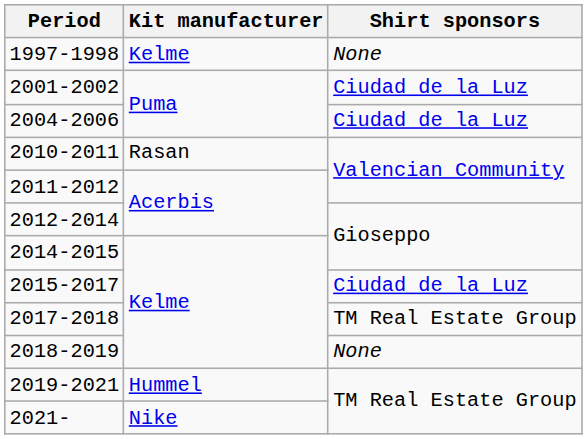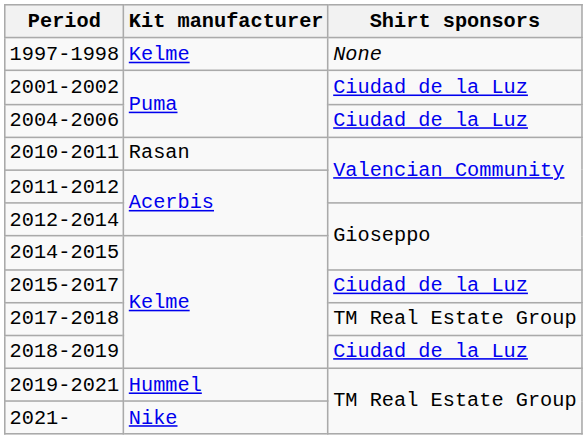(358, 352) None -> (431, 352) Ciudad de la Luz
